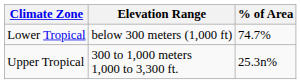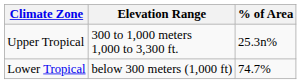rows swapped: (46, 34) <-> (46, 61)
